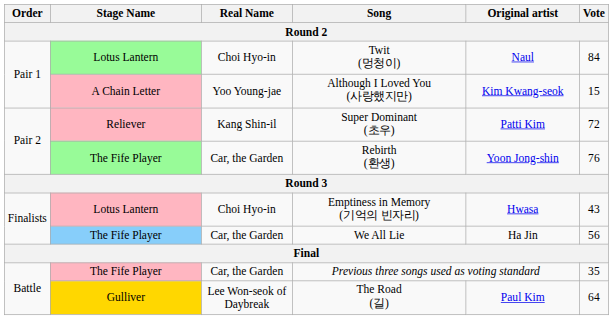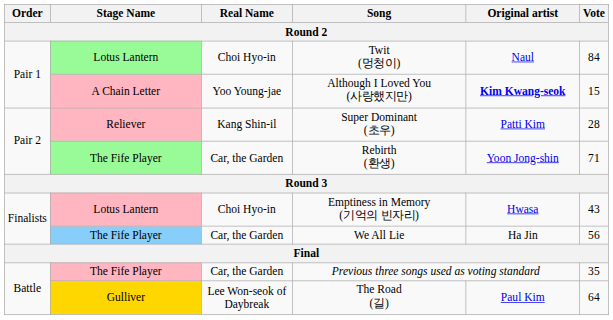(523, 91) normal -> (523, 91) bold
(594, 124) 72 -> (594, 124) 28
(594, 157) 76 -> (594, 157) 71
